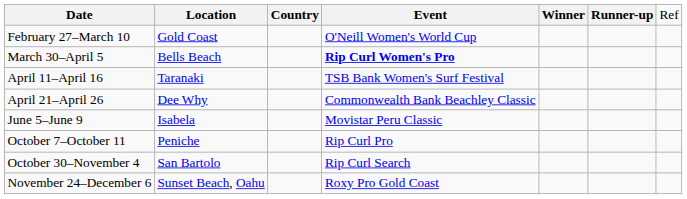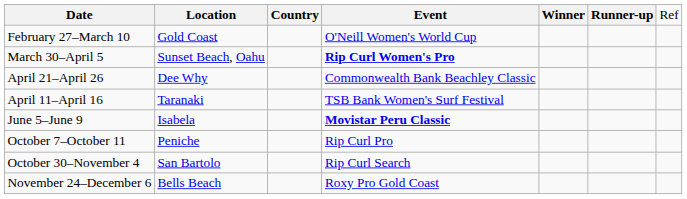(189, 57) Bells Beach -> (211, 57) Sunset Beach, Oahu
rows swapped: (55, 78) <-> (55, 99)
(384, 120) normal -> (388, 120) bold
(211, 183) Sunset Beach, Oahu -> (189, 183) Bells Beach
